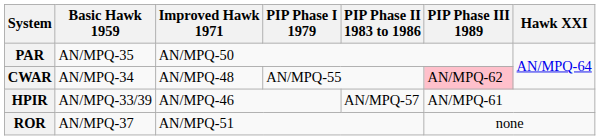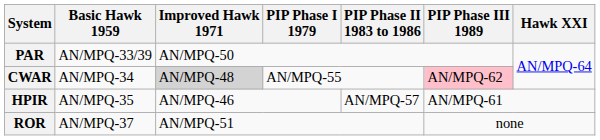(96, 54) AN/MPQ-35 -> (105, 54) AN/MPQ-33/39
(196, 77) no background -> (196, 77) lightgrey background
(105, 100) AN/MPQ-33/39 -> (96, 100) AN/MPQ-35
